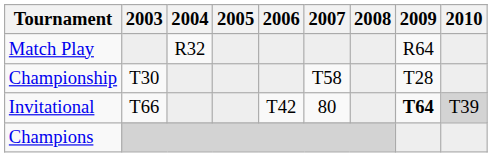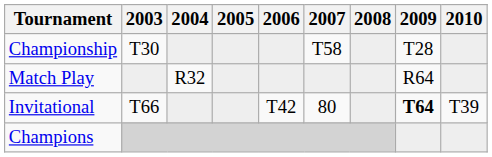rows swapped: (51, 48) <-> (63, 78)
(464, 107) lightgrey background -> (464, 107) no background
